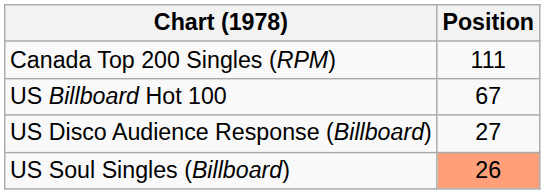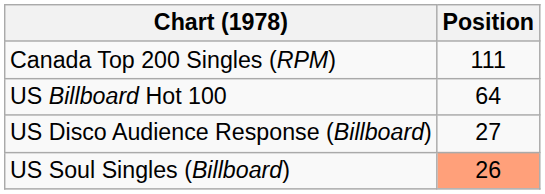(488, 96) 67 -> (488, 96) 64
